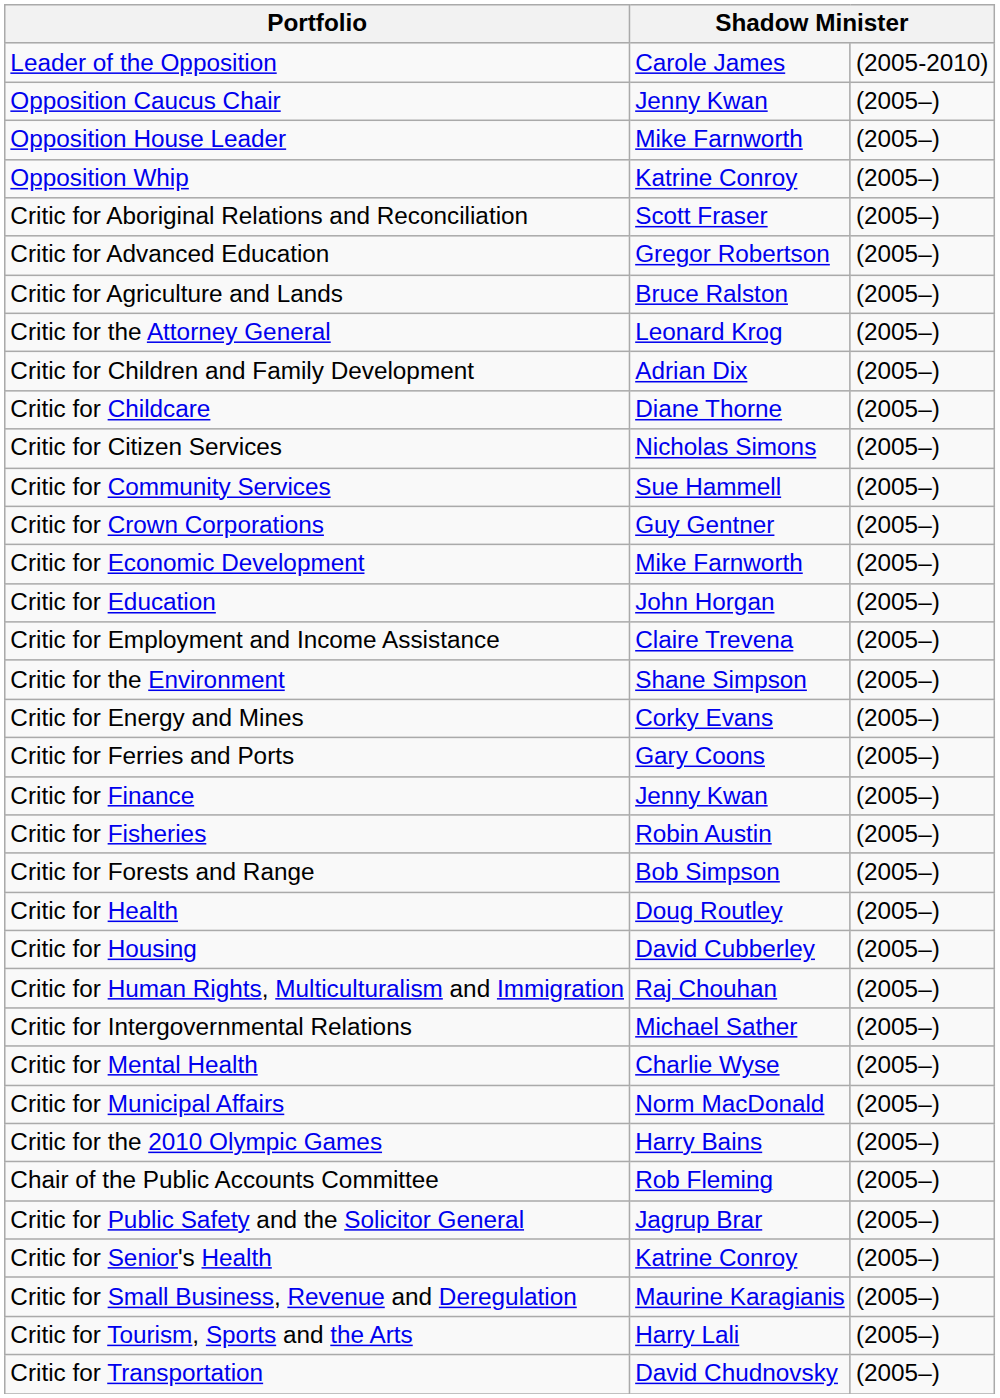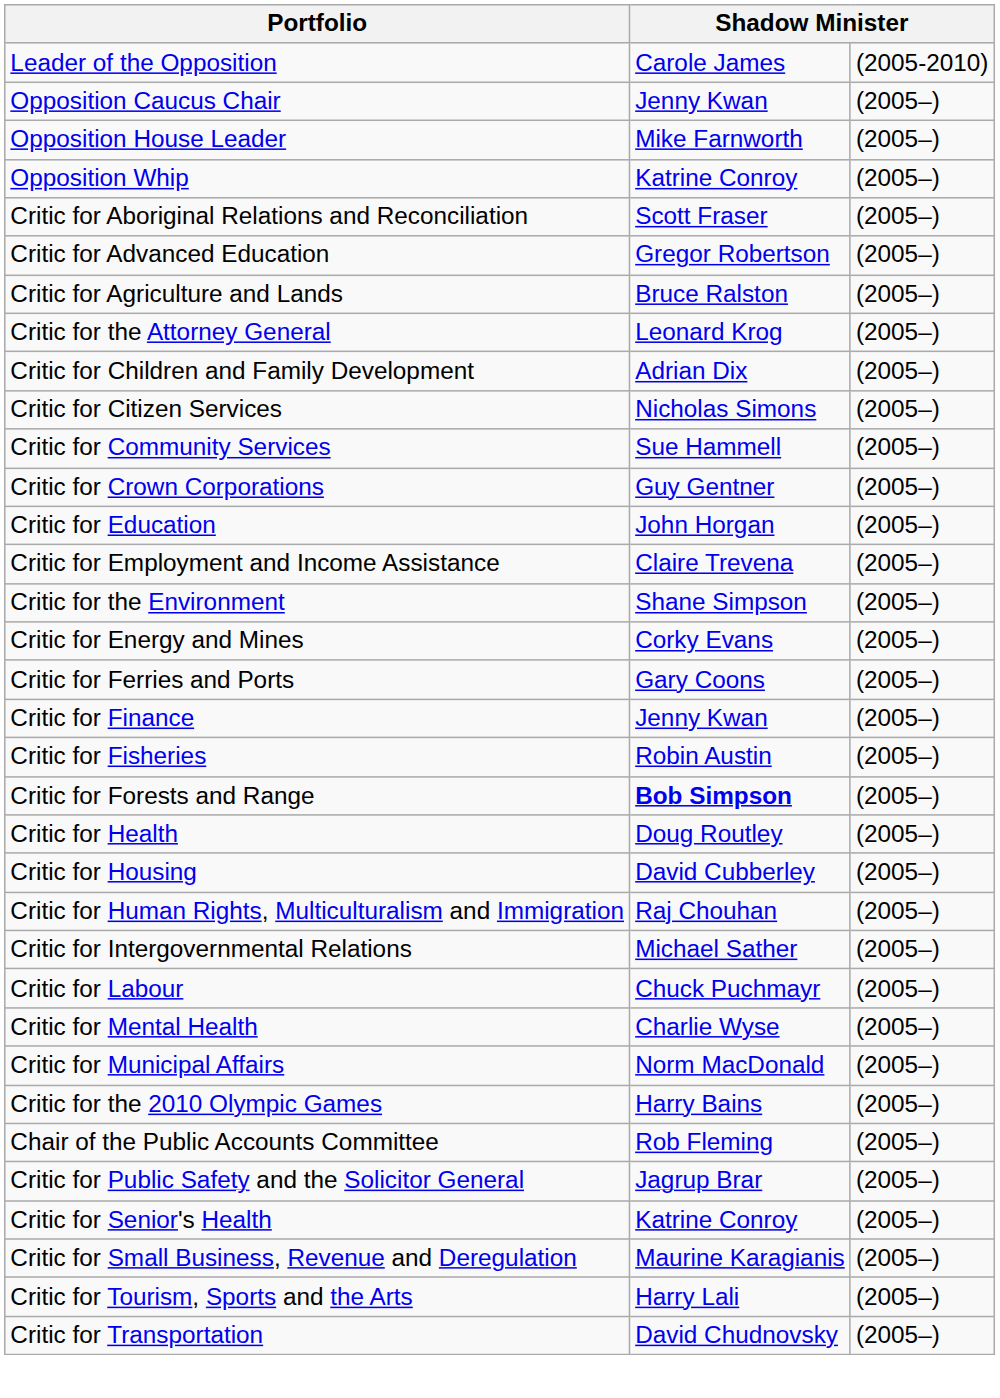- row: (110, 409)
- row: (187, 563)
(708, 872) normal -> (714, 795) bold
+ row: (97, 988)
